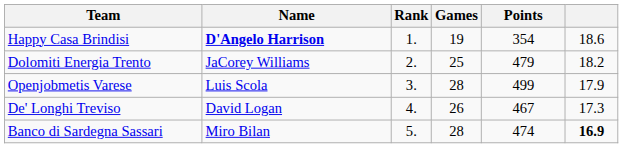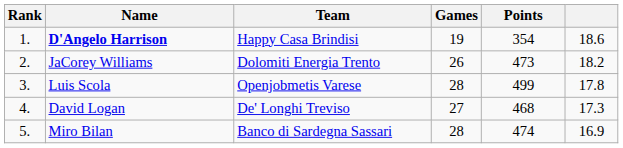columns swapped: (411, 16) <-> (103, 16)
(456, 62) 25 -> (456, 62) 26
(523, 62) 479 -> (523, 62) 473
(591, 85) 17.9 -> (591, 85) 17.8
(456, 108) 26 -> (456, 108) 27
(523, 108) 467 -> (523, 108) 468
(591, 131) bold -> (591, 131) normal
